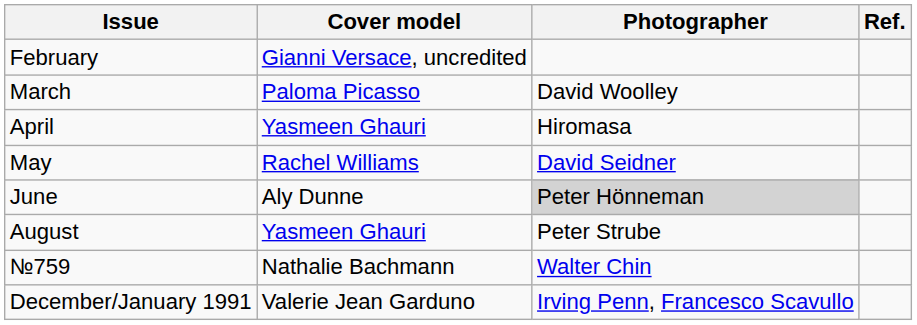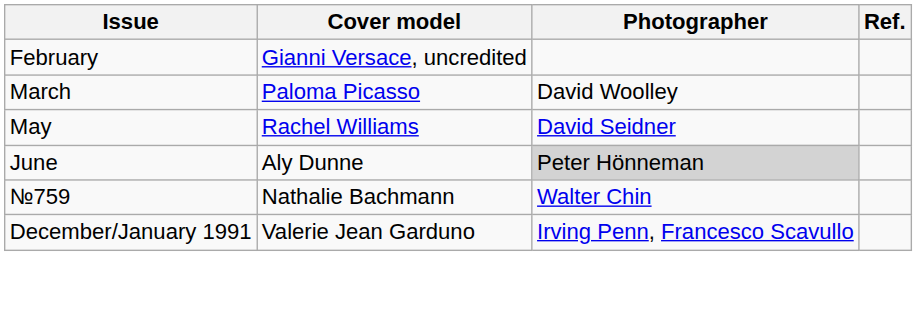- row: (32, 127)
- row: (44, 232)
